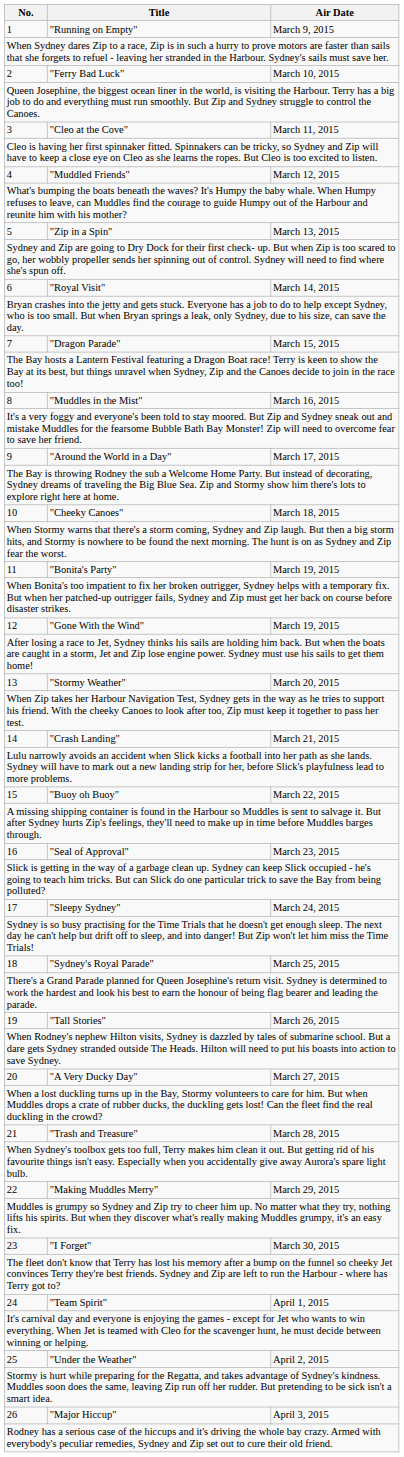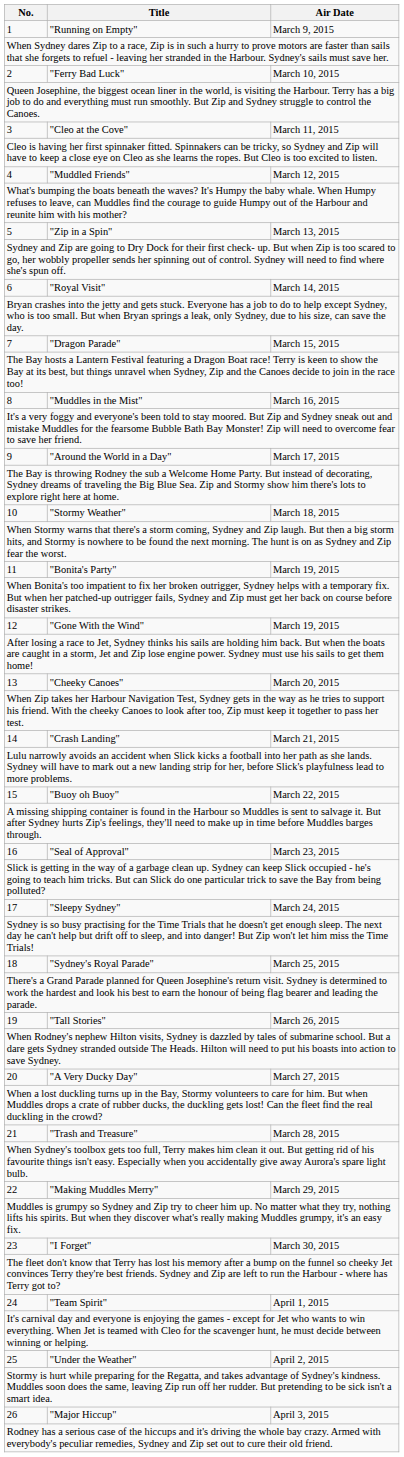(87, 513) "Cheeky Canoes" -> (88, 513) "Stormy Weather"
(88, 682) "Stormy Weather" -> (87, 682) "Cheeky Canoes"
